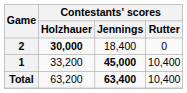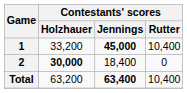rows swapped: (21, 63) <-> (21, 46)
